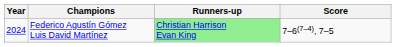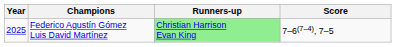(16, 30) 2024 -> (16, 30) 2025
